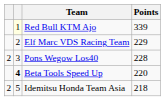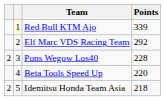(141, 42) 229 -> (141, 42) 292
(18, 73) bold -> (18, 73) normal
